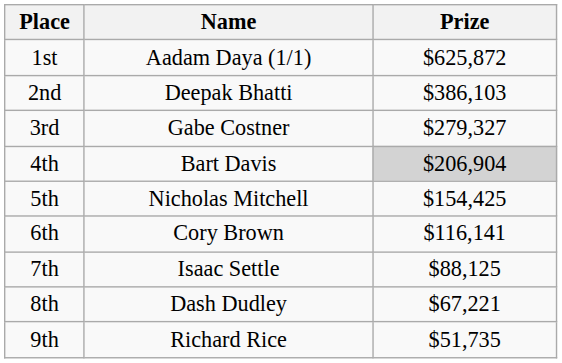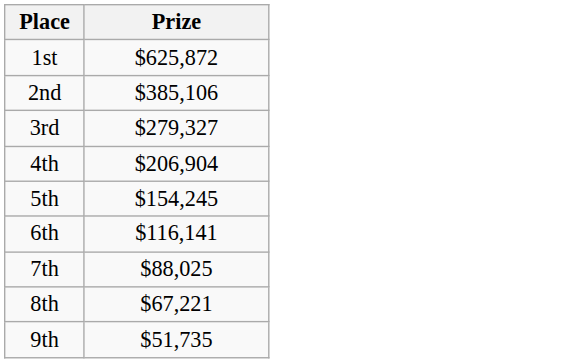- column: (229, 22)
(465, 92) $386,103 -> (176, 92) $385,106
(465, 163) lightgrey background -> (176, 163) no background
(465, 198) $154,425 -> (176, 198) $154,245
(465, 269) $88,125 -> (176, 269) $88,025
